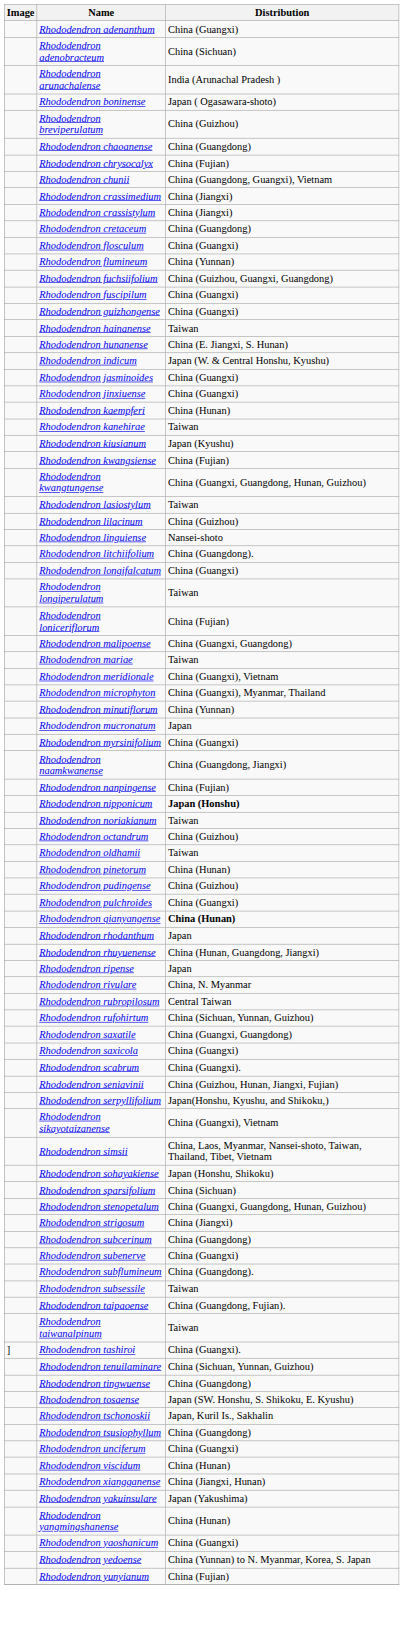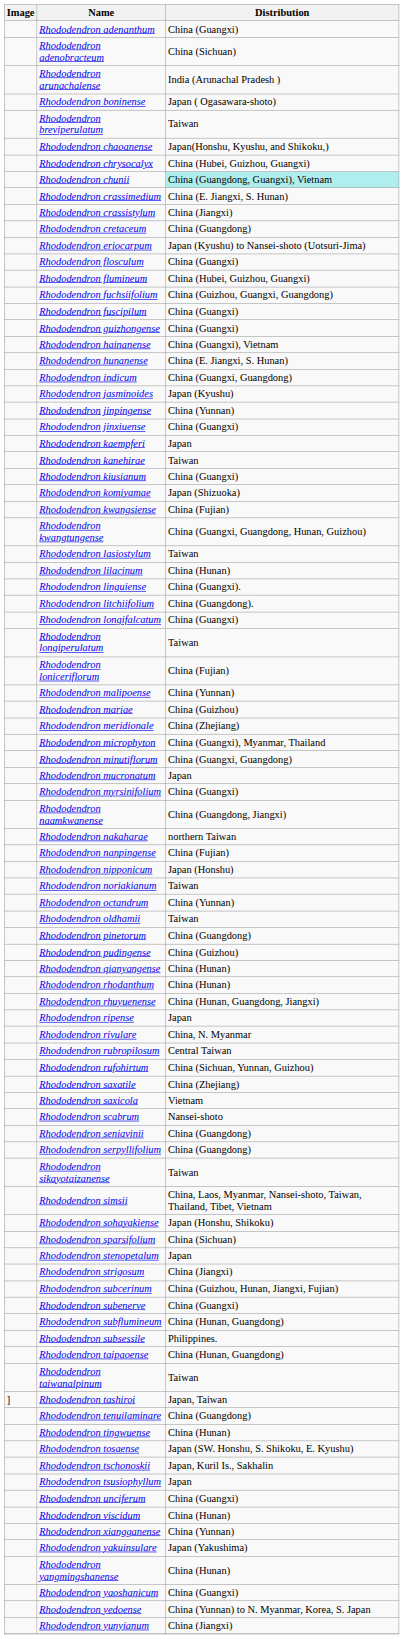(203, 124) China (Guizhou) -> (183, 124) Taiwan
(209, 146) China (Guangdong) -> (248, 146) Japan(Honshu, Kyushu, and Shikoku,)
(198, 163) China (Fujian) -> (239, 163) China (Hubei, Guizhou, Guangxi)
(250, 179) no background -> (250, 179) paleturquoise background
(200, 196) China (Jiangxi) -> (228, 196) China (E. Jiangxi, S. Hunan)
+ row: (96, 245)
(201, 262) China (Yunnan) -> (239, 278) China (Hubei, Guizhou, Guangxi)
(183, 328) Taiwan -> (223, 344) China (Guangxi), Vietnam
(249, 361) Japan (W. & Central Honshu, Kyushu) -> (230, 377) China (Guangxi, Guangdong)
(203, 377) China (Guangxi) -> (201, 394) Japan (Kyushu)
+ row: (95, 410)
(199, 410) China (Hunan) -> (180, 443) Japan
(201, 443) Japan (Kyushu) -> (203, 476) China (Guangxi)
+ row: (95, 493)
(203, 521) China (Guizhou) -> (199, 570) China (Hunan)
(195, 537) Nansei-shoto -> (204, 587) China (Guangxi).
(230, 643) China (Guangxi, Guangdong) -> (201, 693) China (Yunnan)
(183, 660) Taiwan -> (203, 709) China (Guizhou)
(223, 676) China (Guangxi), Vietnam -> (204, 726) China (Zhejiang)
(201, 709) China (Yunnan) -> (230, 759) China (Guangxi, Guangdong)
+ row: (93, 836)
(204, 803) bold -> (201, 869) normal
(203, 836) China (Guizhou) -> (201, 902) China (Yunnan)
(199, 869) China (Hunan) -> (209, 935) China (Guangdong)
- row: (96, 902)
(202, 919) bold -> (199, 968) normal
(180, 935) Japan -> (199, 985) China (Hunan)
(230, 1034) China (Guangxi, Guangdong) -> (204, 1084) China (Zhejiang)
(203, 1051) China (Guangxi) -> (186, 1100) Vietnam
(204, 1067) China (Guangxi). -> (195, 1117) Nansei-shoto
(253, 1084) China (Guizhou, Hunan, Jiangxi, Fujian) -> (209, 1133) China (Guangdong)
(248, 1100) Japan(Honshu, Kyushu, and Shikoku,) -> (209, 1150) China (Guangdong)
(223, 1123) China (Guangxi), Vietnam -> (183, 1172) Taiwan
(267, 1206) China (Guangxi, Guangdong, Hunan, Guizhou) -> (180, 1256) Japan
(209, 1239) China (Guangdong) -> (253, 1289) China (Guizhou, Hunan, Jiangxi, Fujian)
(211, 1272) China (Guangdong). -> (226, 1322) China (Hunan, Guangdong)
(183, 1289) Taiwan -> (193, 1338) Philippines.
(227, 1305) China (Guangdong, Fujian). -> (226, 1355) China (Hunan, Guangdong)
(204, 1350) China (Guangxi). -> (198, 1399) Japan, Taiwan
(241, 1366) China (Sichuan, Yunnan, Guizhou) -> (209, 1416) China (Guangdong)
(209, 1383) China (Guangdong) -> (199, 1432) China (Hunan)
(209, 1432) China (Guangdong) -> (180, 1482) Japan
(217, 1482) China (Jiangxi, Hunan) -> (201, 1531) China (Yunnan)
(198, 1576) China (Fujian) -> (200, 1625) China (Jiangxi)
